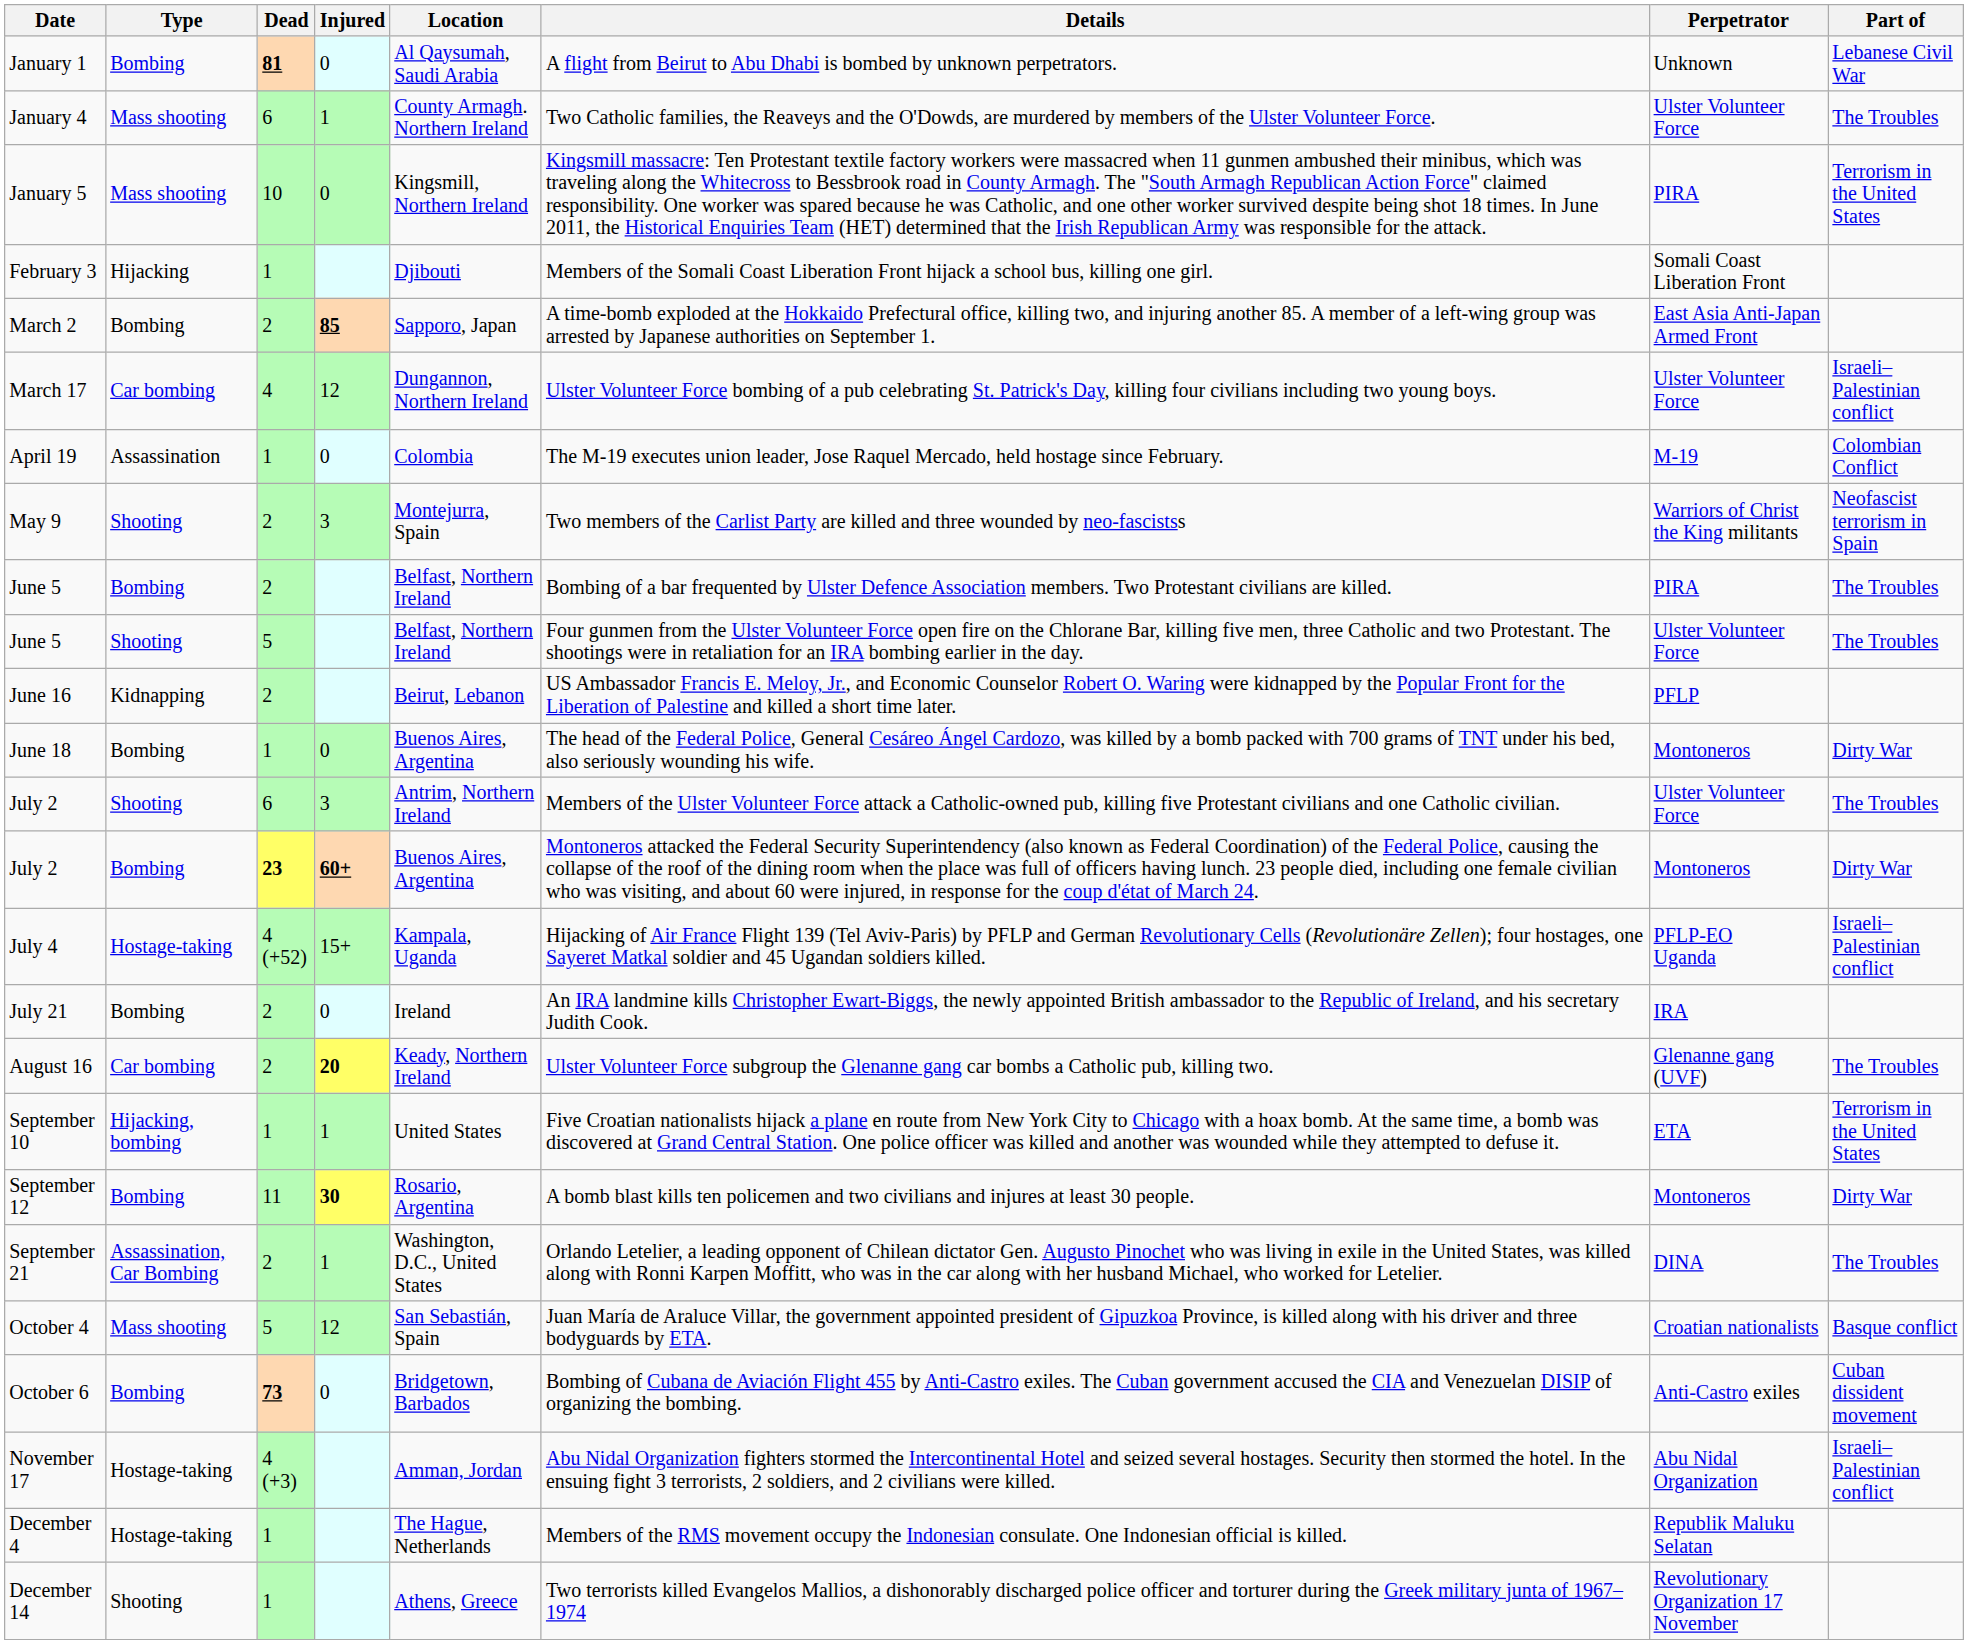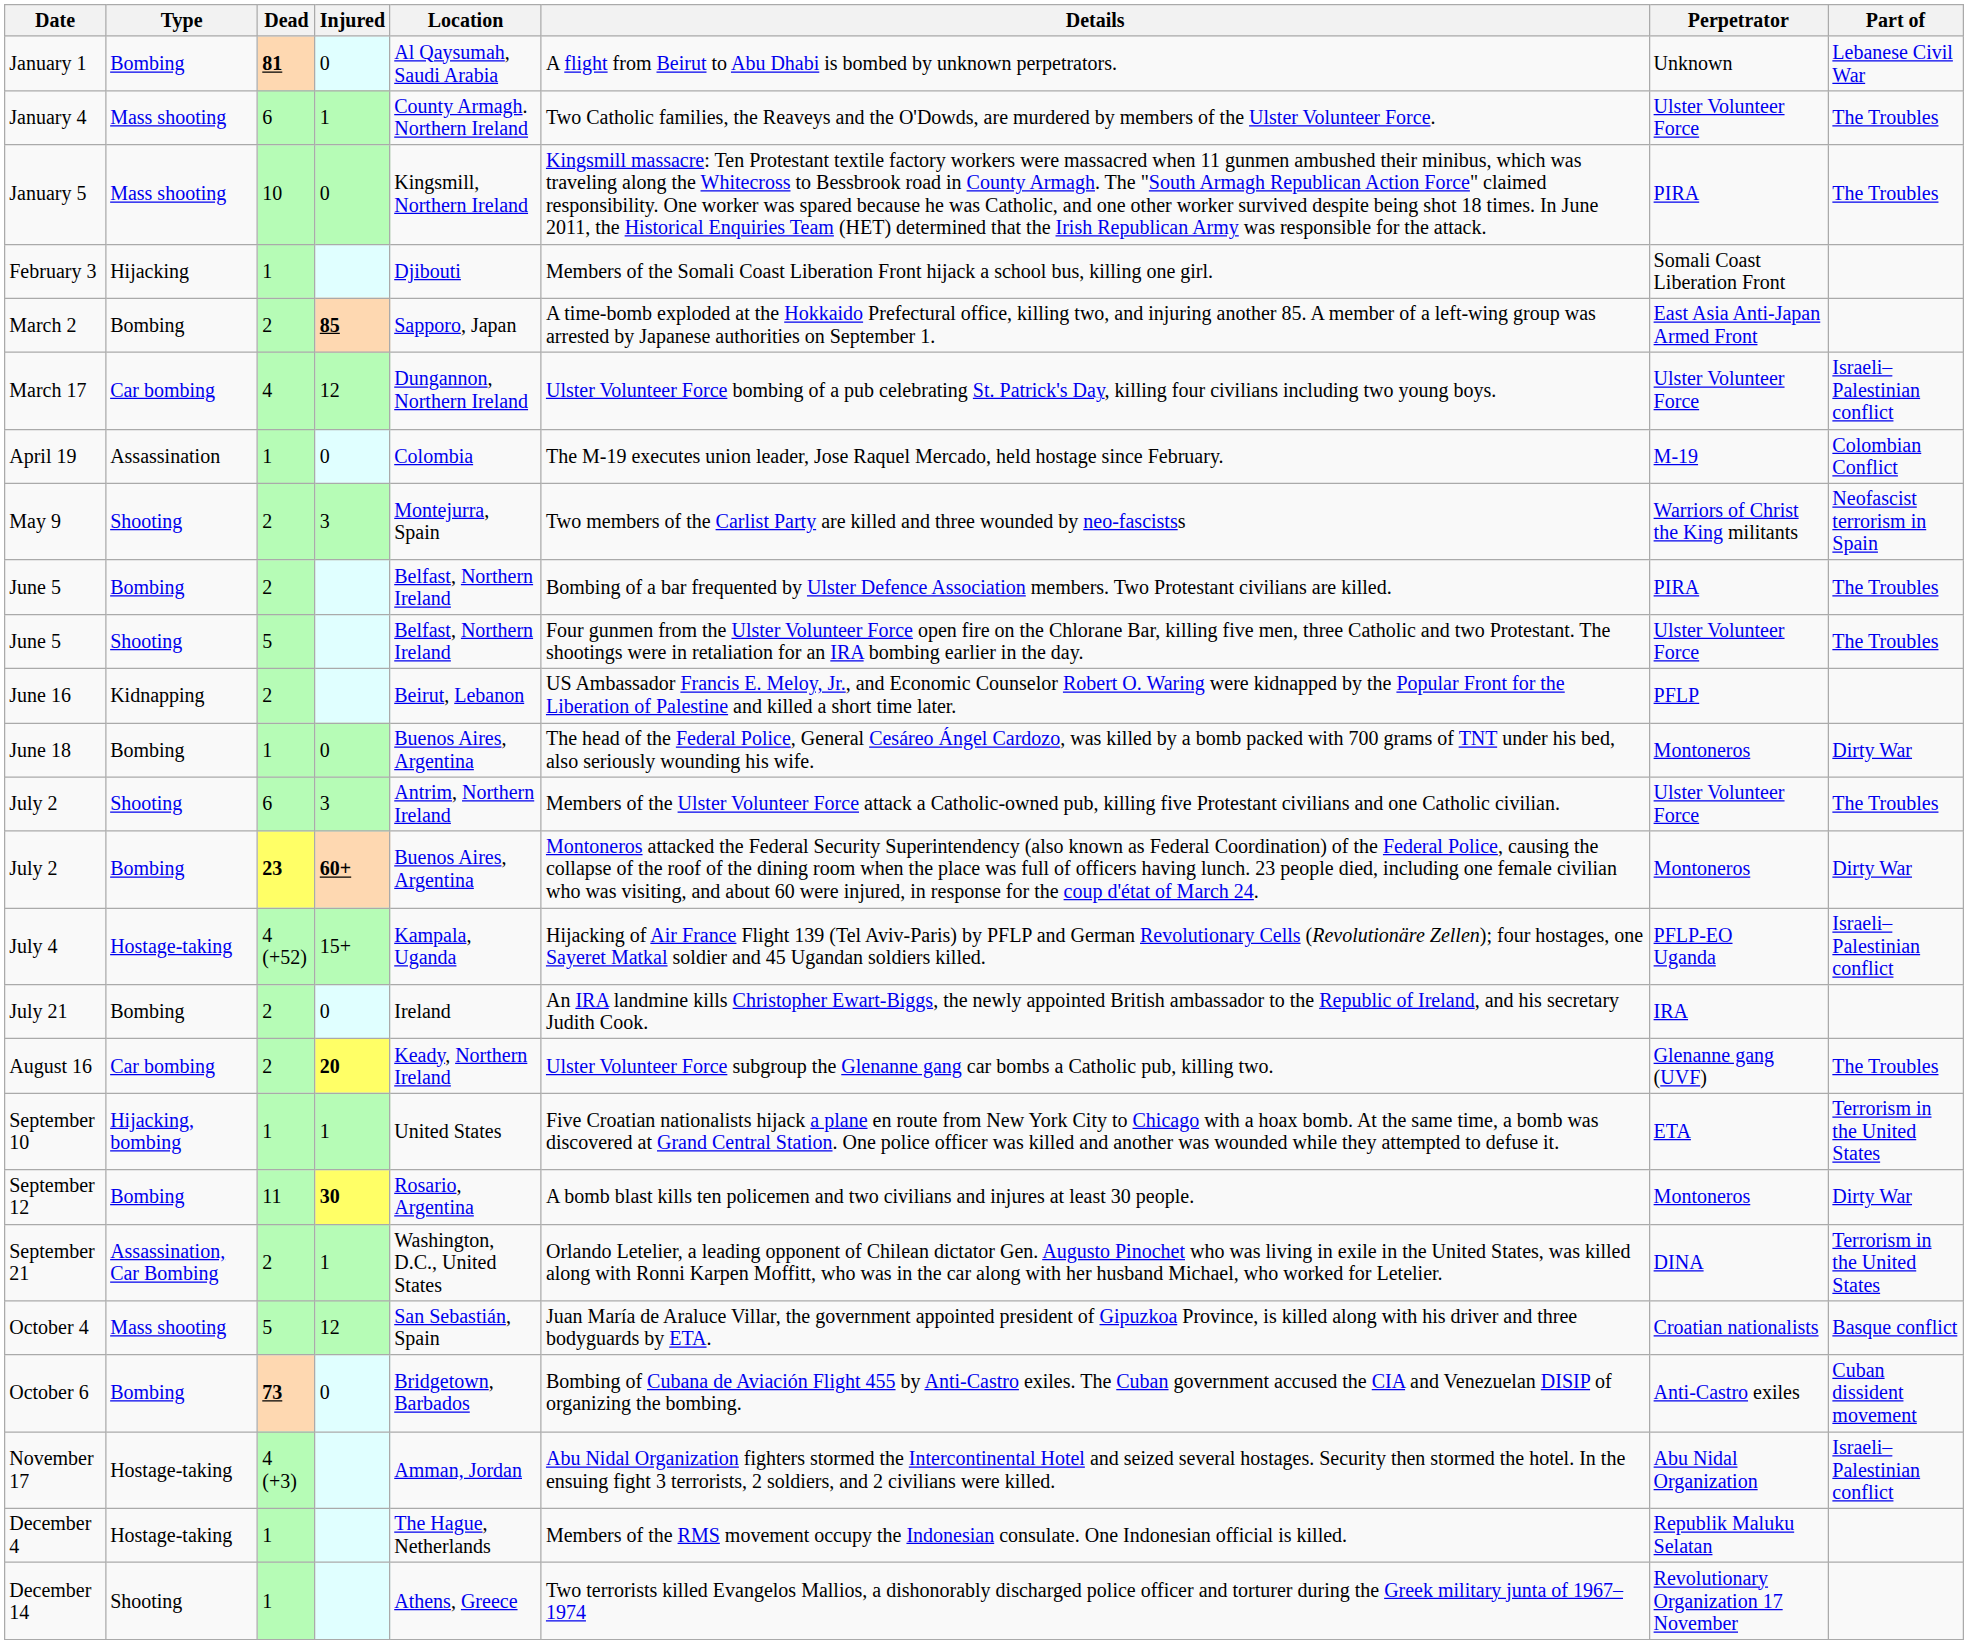(1882, 194) Terrorism in the United States -> (1885, 194) The Troubles
(1885, 1262) The Troubles -> (1882, 1262) Terrorism in the United States
